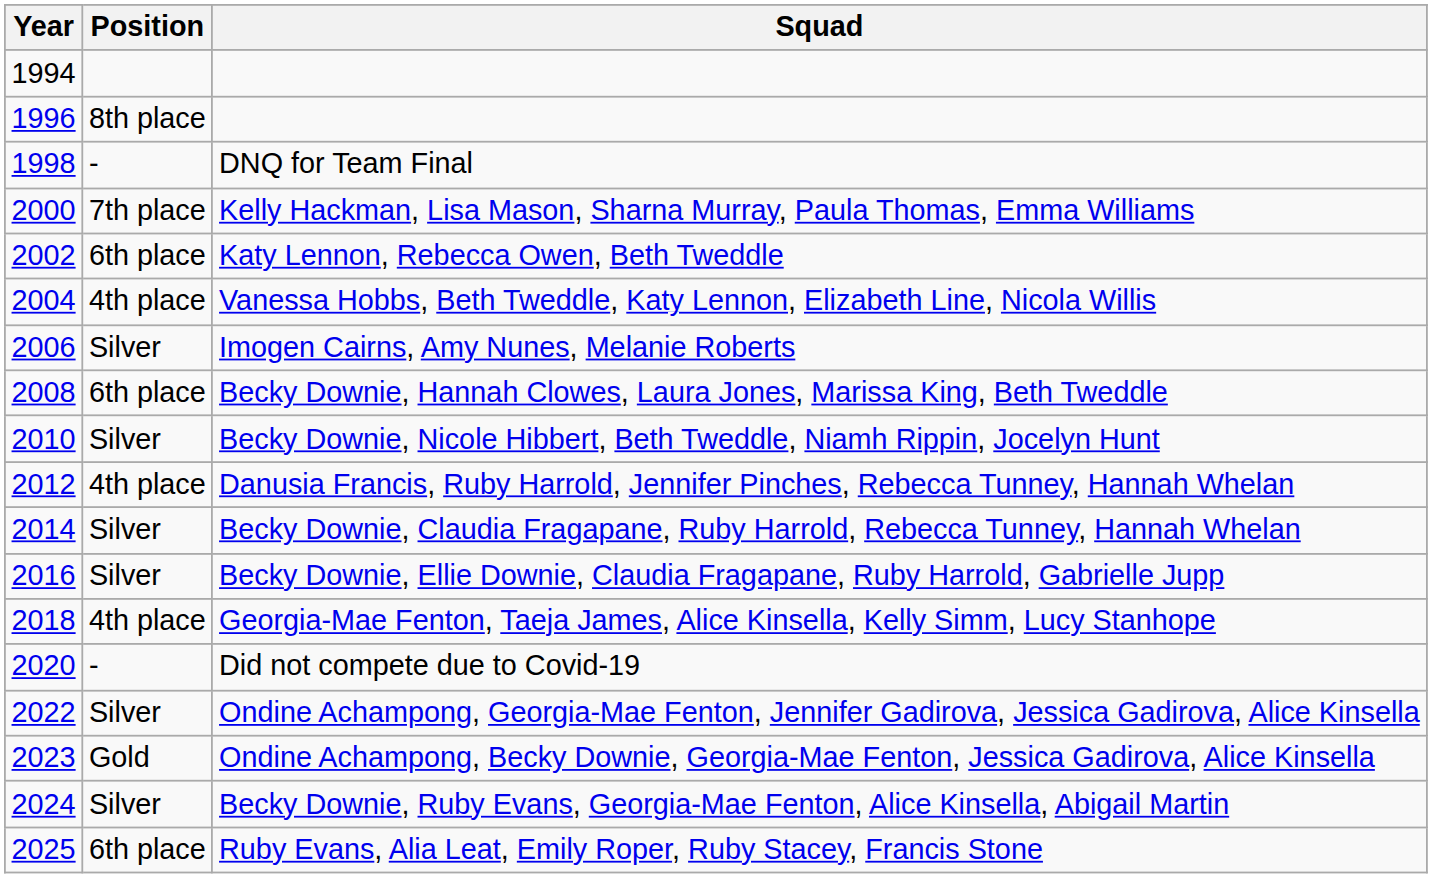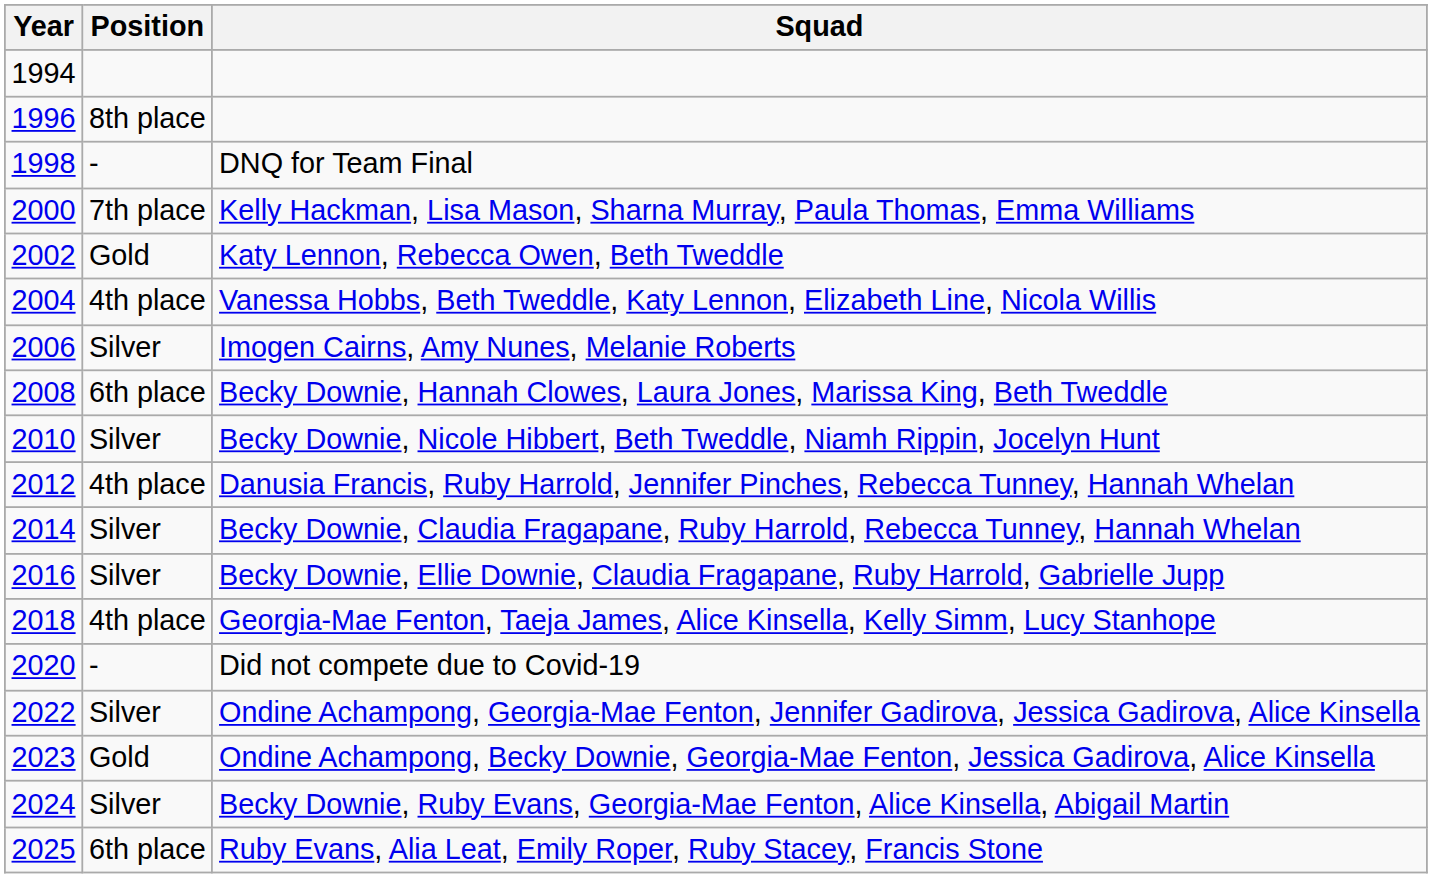(147, 255) 6th place -> (119, 255) Gold
